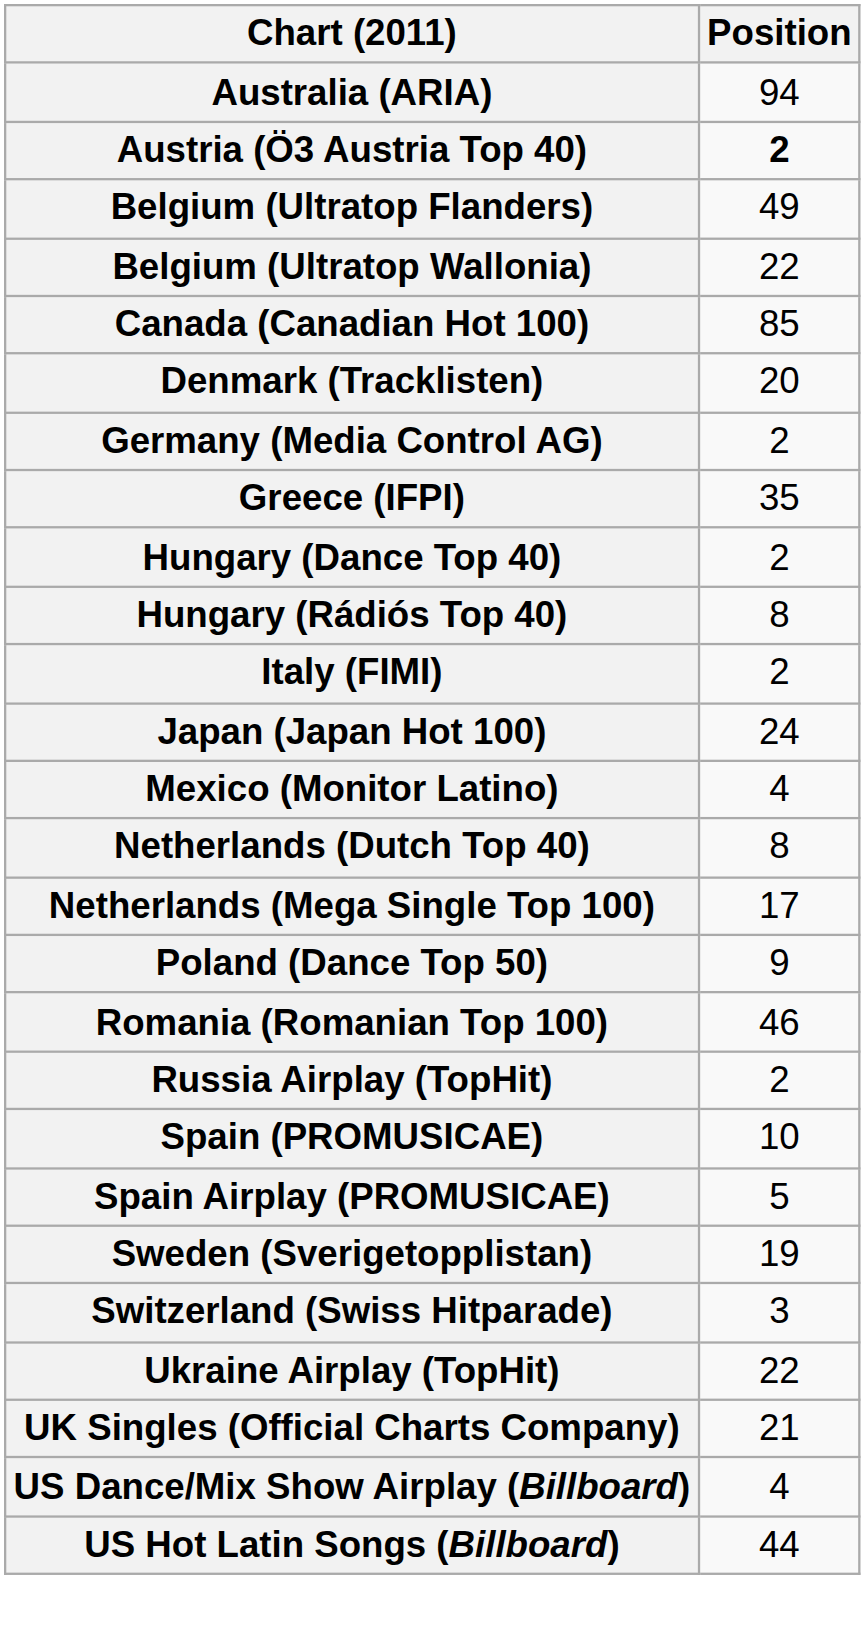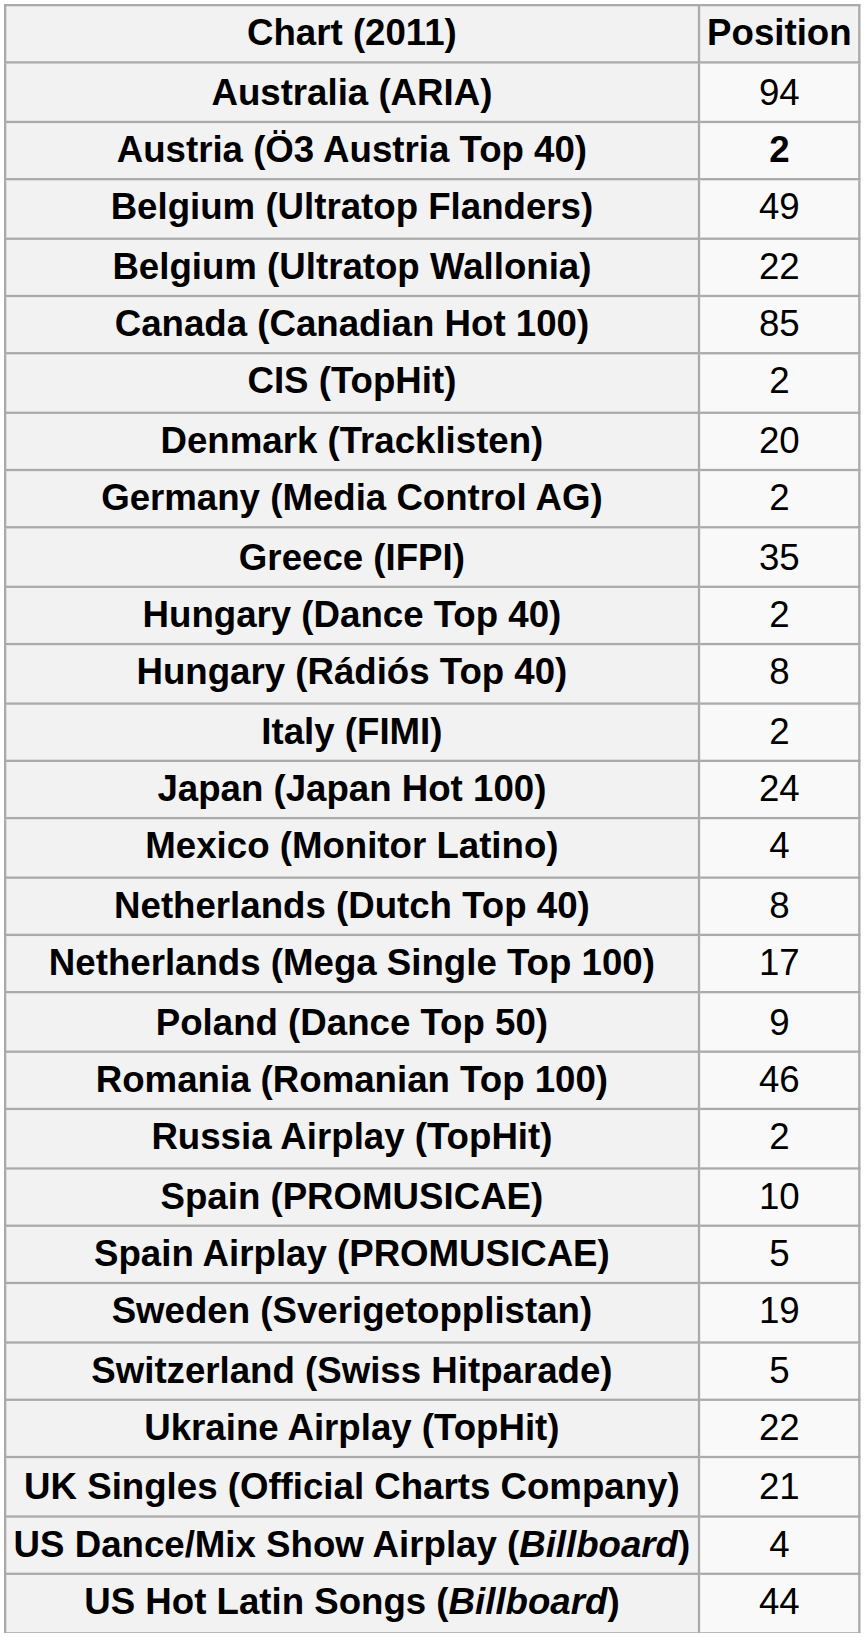+ row: (352, 382)
(779, 1311) 3 -> (779, 1370) 5
